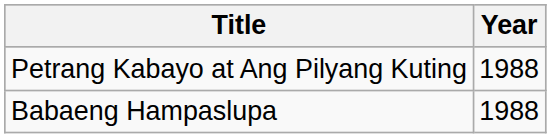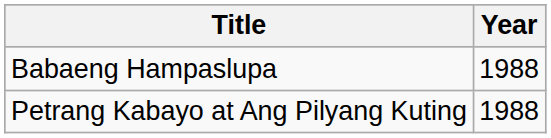rows swapped: (239, 68) <-> (144, 111)
